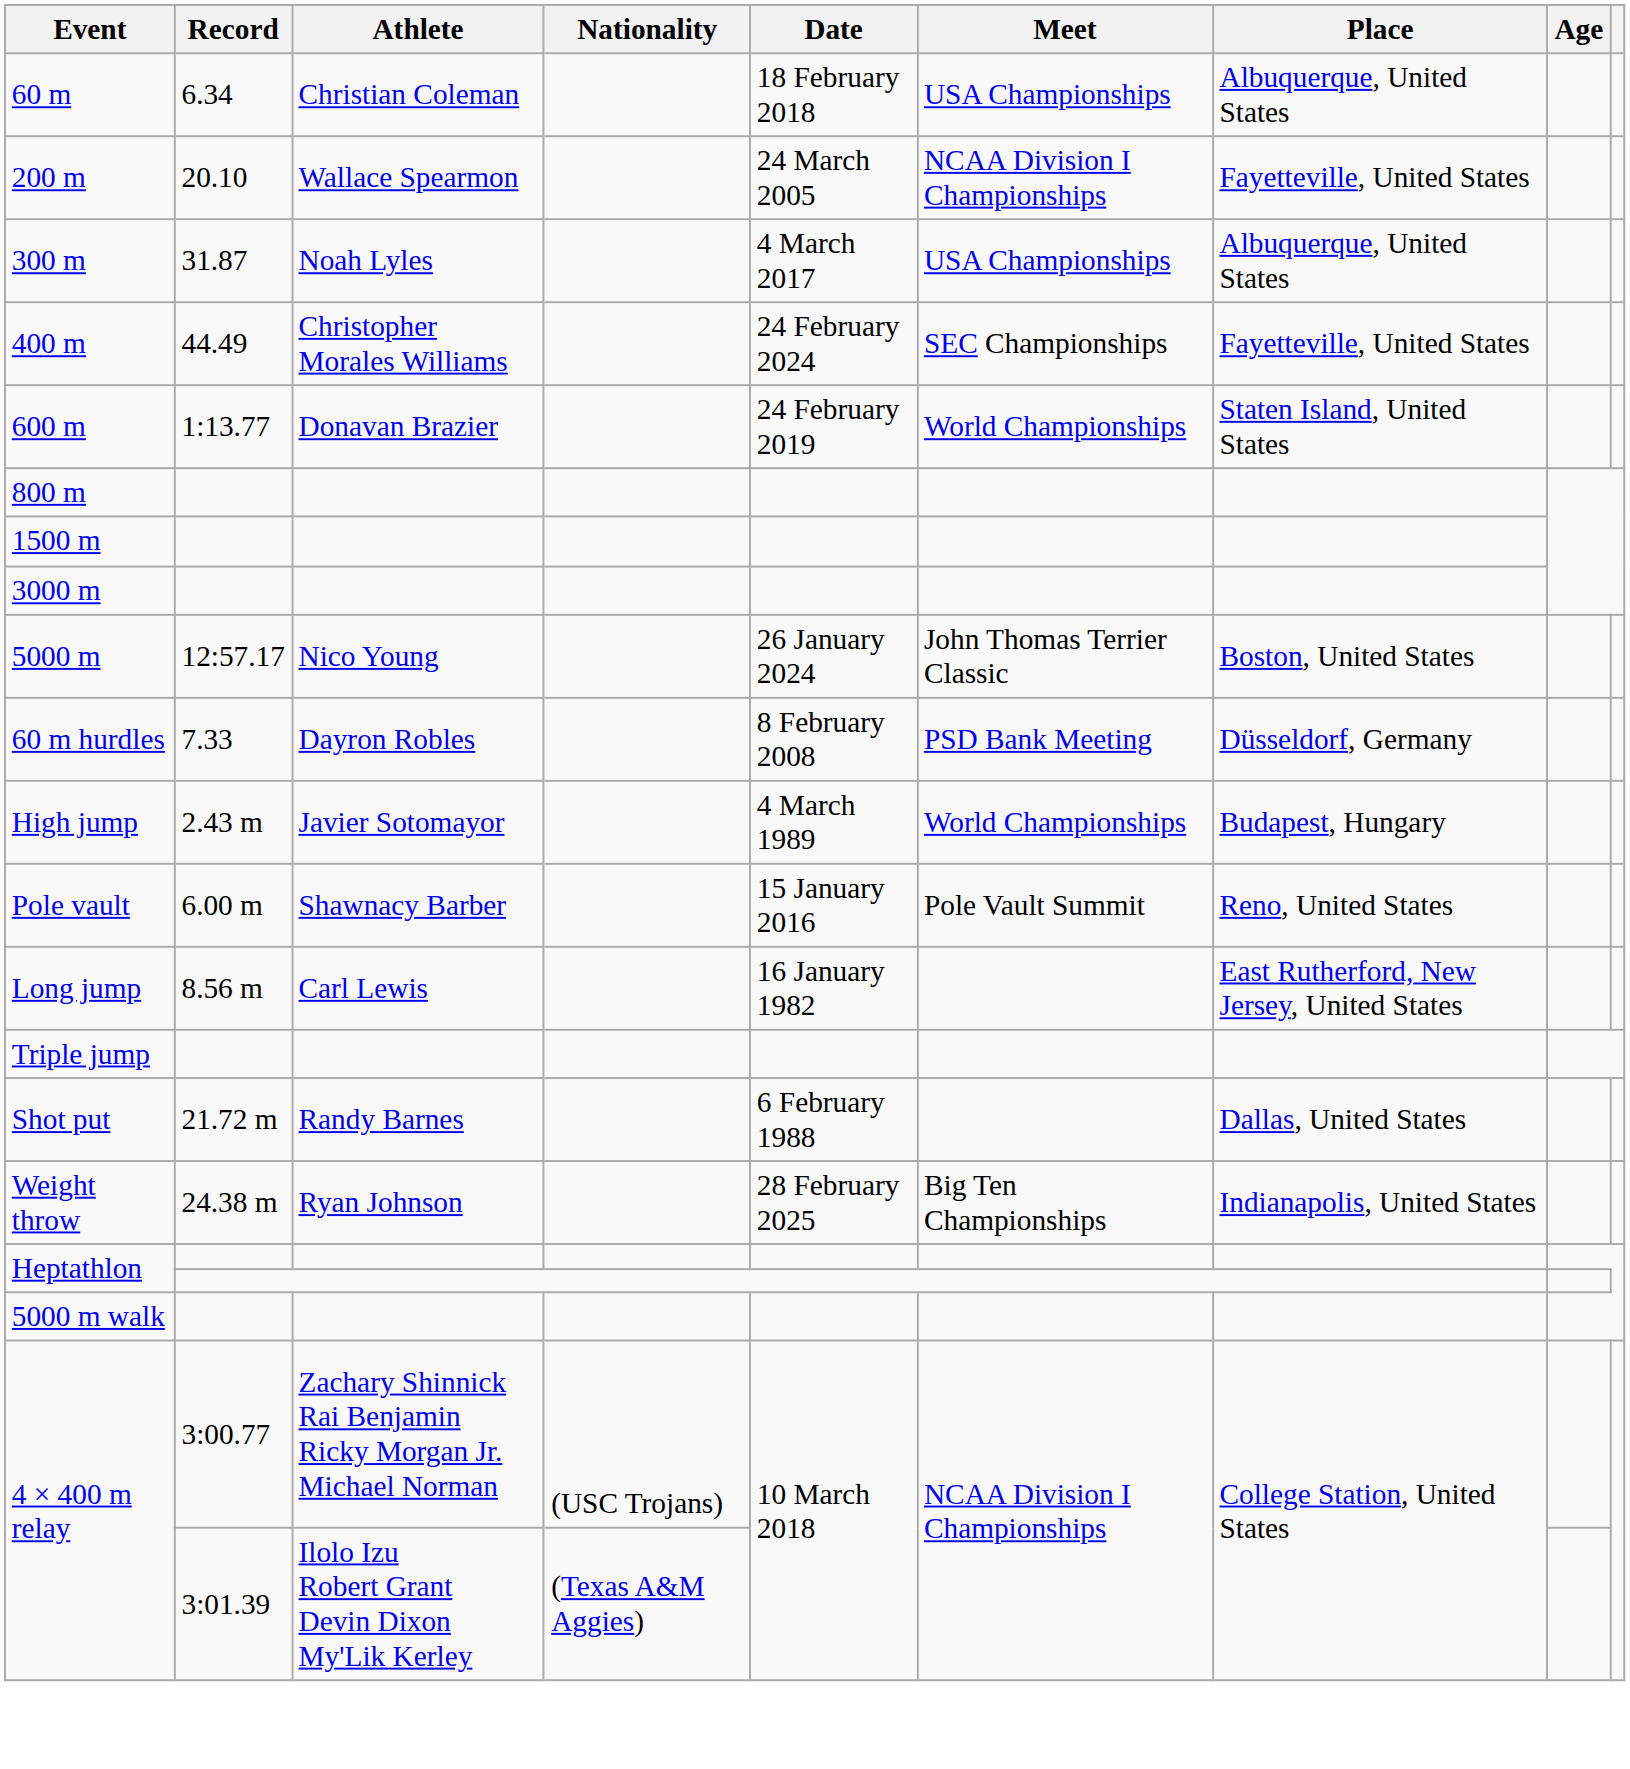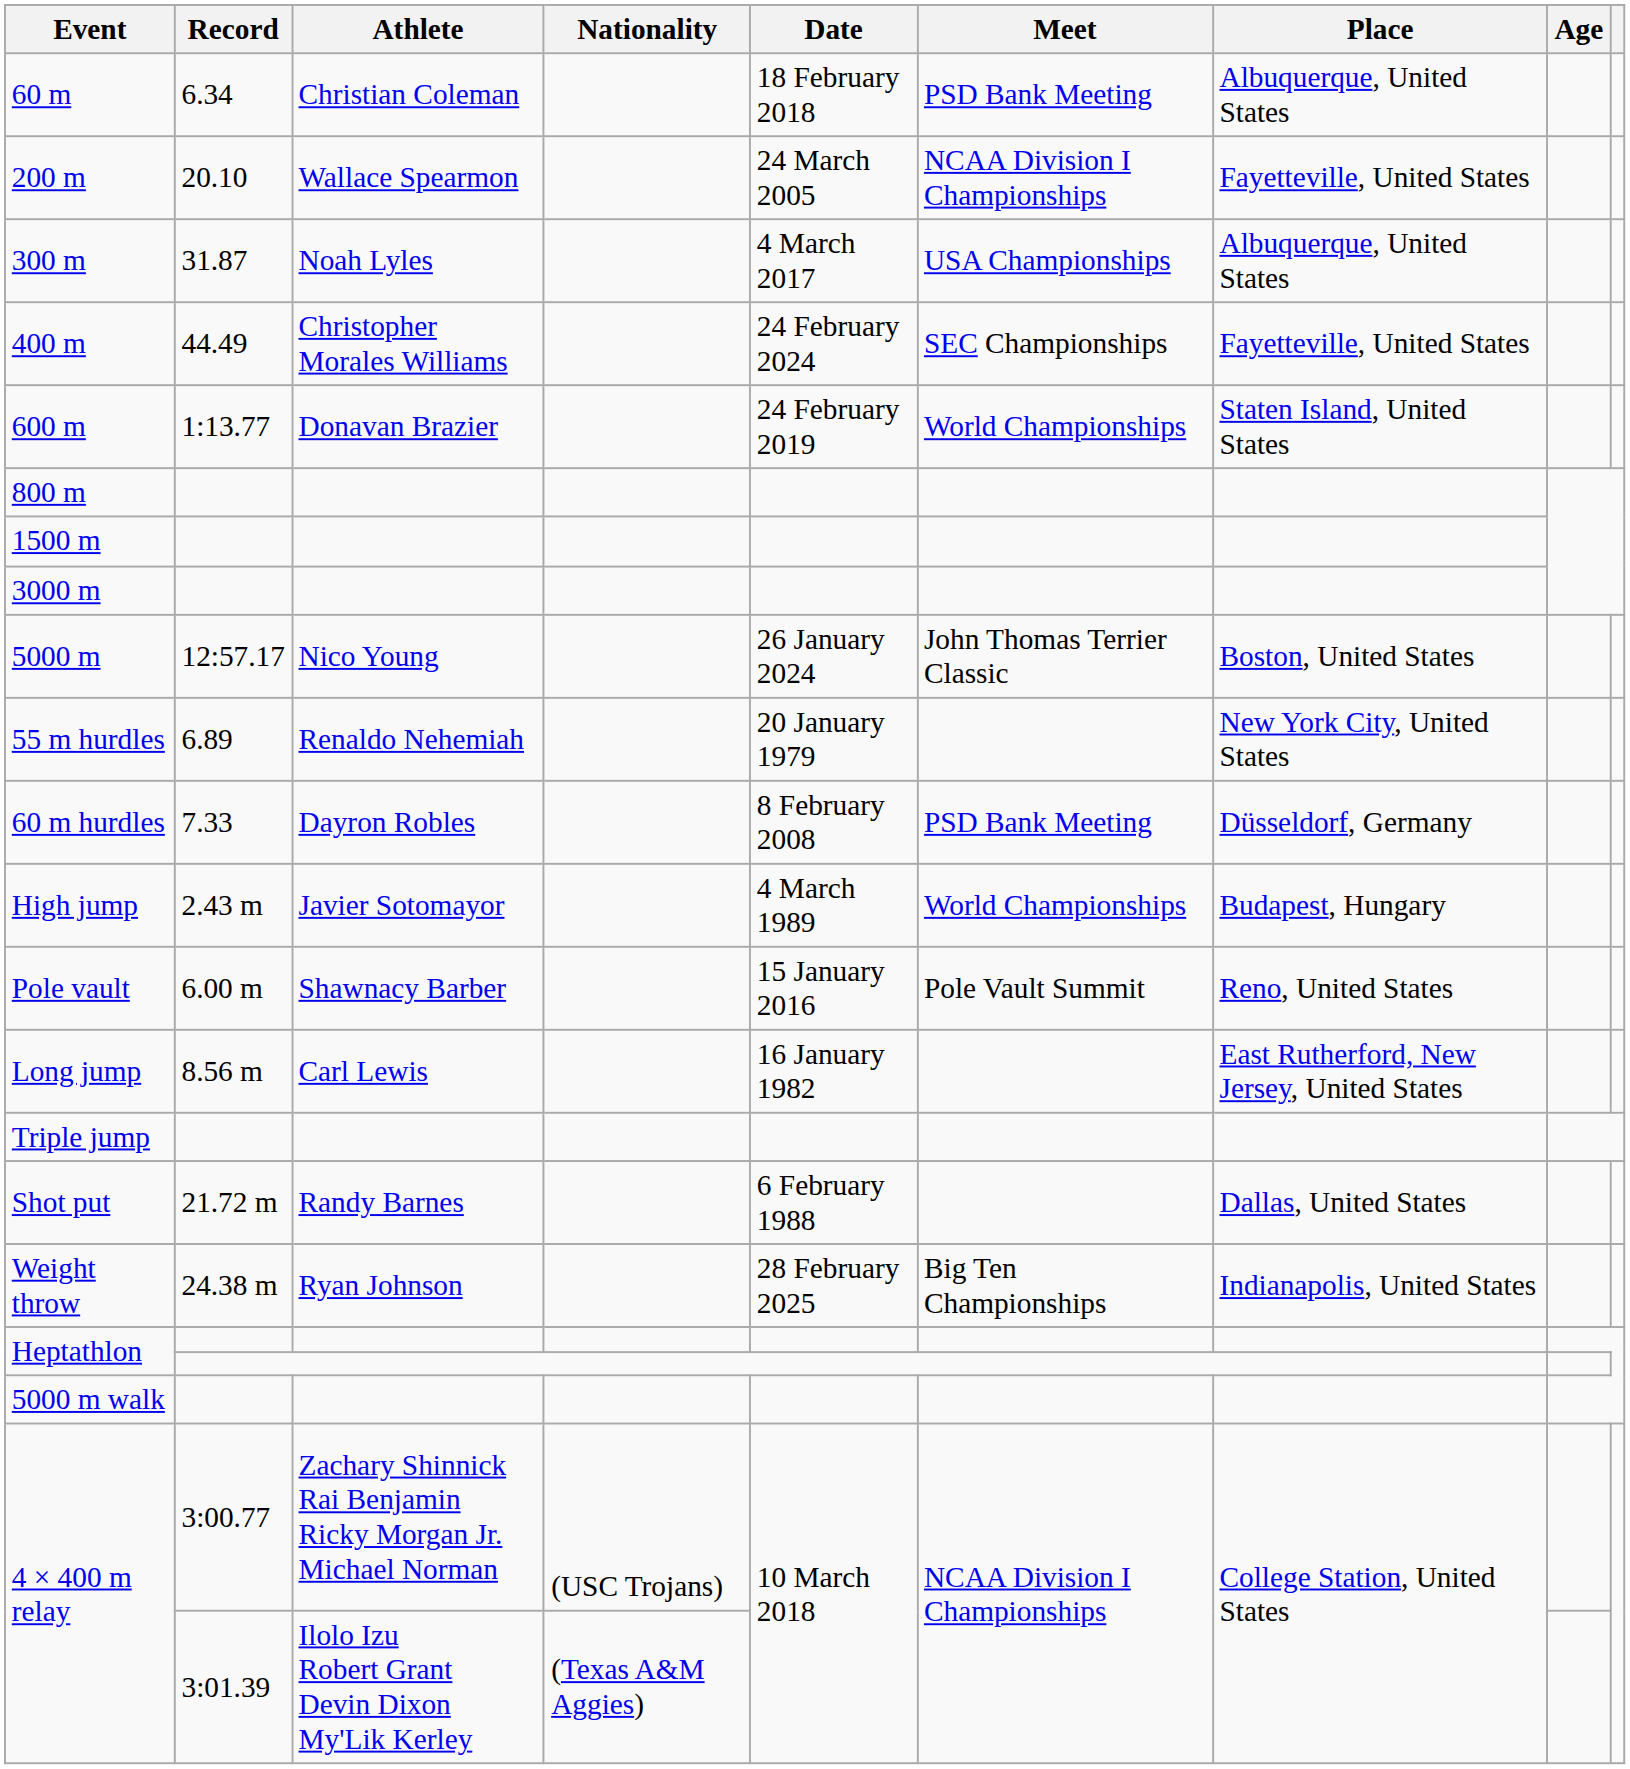(1047, 94) USA Championships -> (1038, 94) PSD Bank Meeting
+ row: (88, 738)
